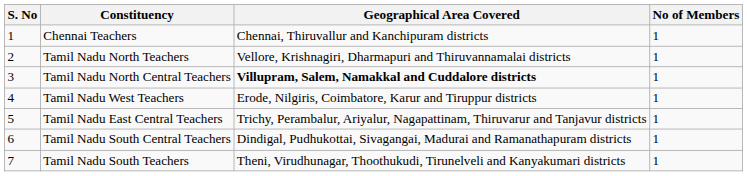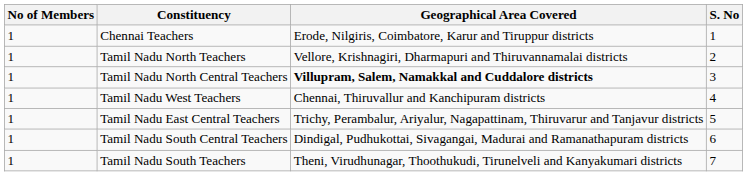columns swapped: (22, 14) <-> (696, 14)
(363, 35) Chennai, Thiruvallur and Kanchipuram districts -> (444, 35) Erode, Nilgiris, Coimbatore, Karur and Tiruppur districts
(387, 98) Erode, Nilgiris, Coimbatore, Karur and Tiruppur districts -> (419, 98) Chennai, Thiruvallur and Kanchipuram districts
